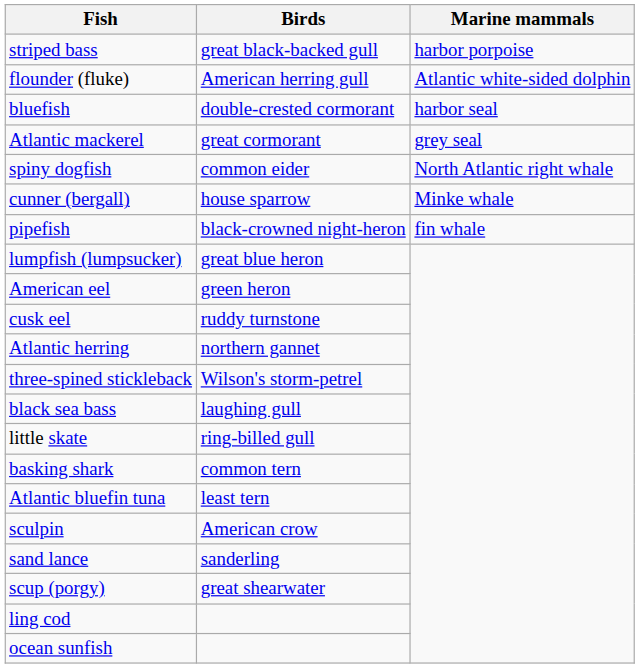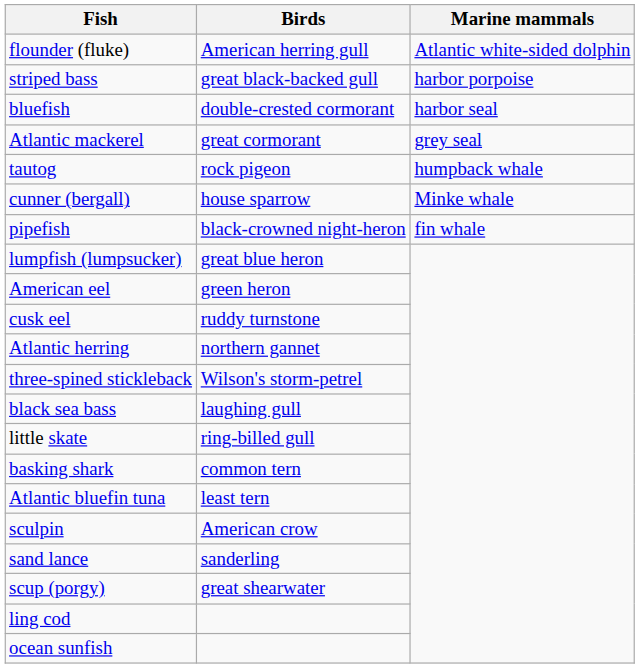rows swapped: (69, 79) <-> (53, 49)
- row: (60, 169)
+ row: (33, 169)
